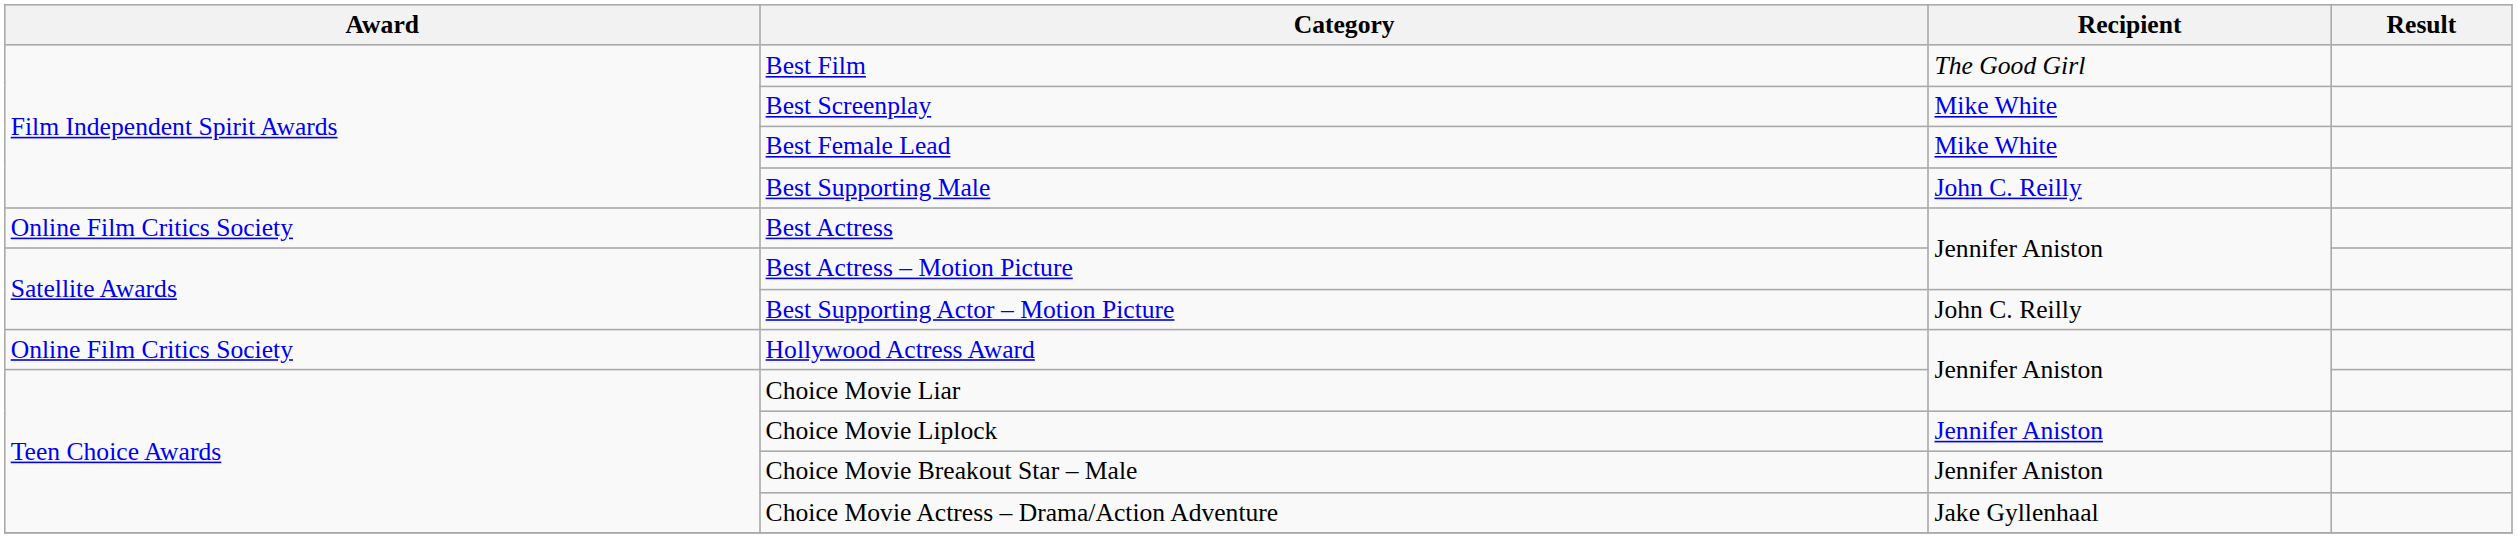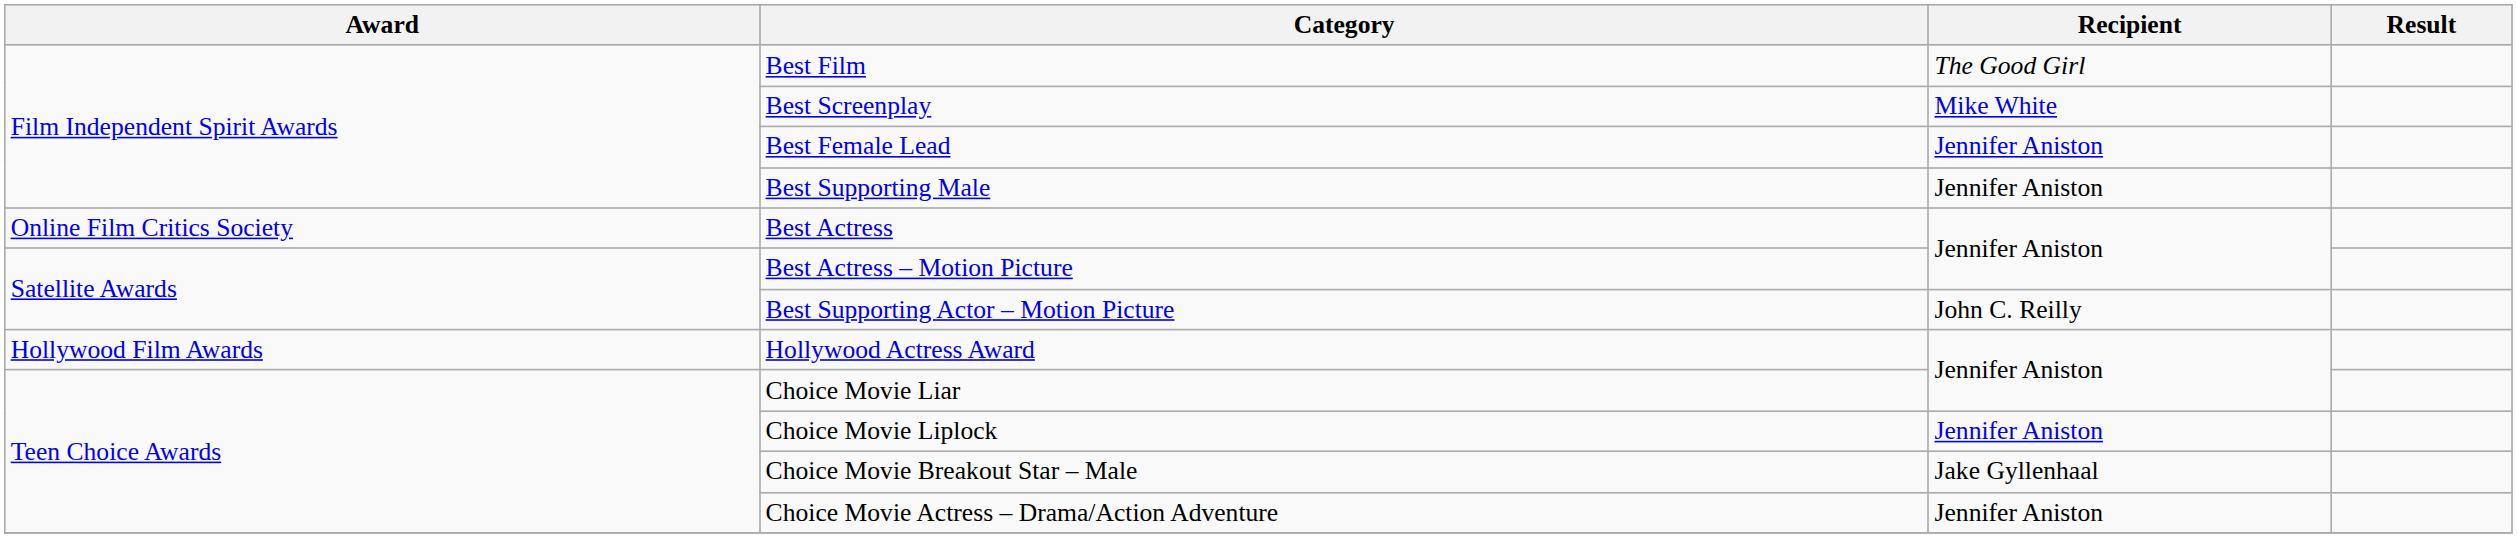(1996, 146) Mike White -> (2019, 146) Jennifer Aniston
(2008, 187) John C. Reilly -> (2019, 187) Jennifer Aniston
(152, 349) Online Film Critics Society -> (137, 349) Hollywood Film Awards
(2019, 471) Jennifer Aniston -> (2017, 471) Jake Gyllenhaal
(2017, 512) Jake Gyllenhaal -> (2019, 512) Jennifer Aniston
